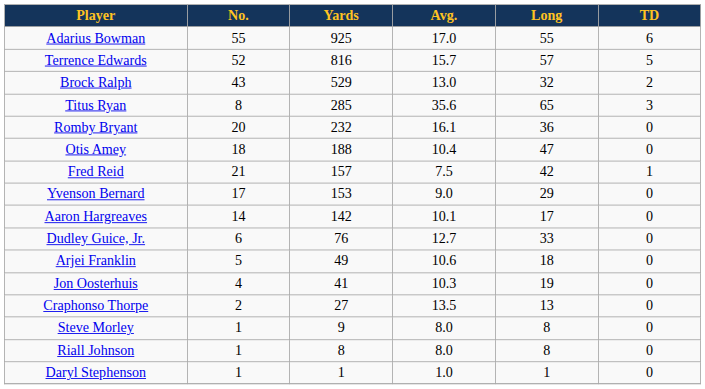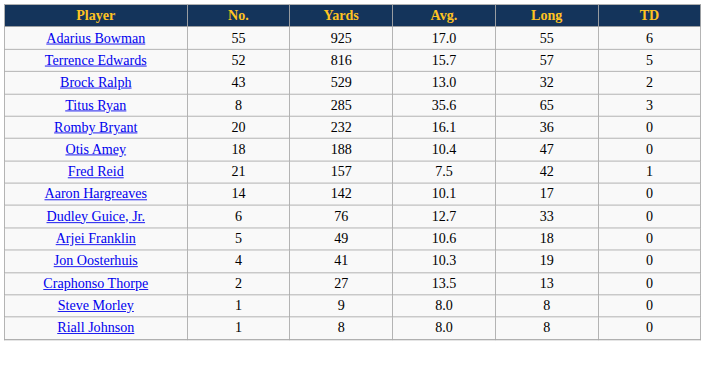- row: (96, 194)
- row: (96, 372)
